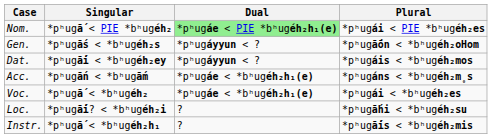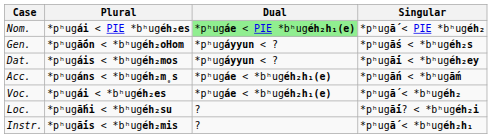columns swapped: (110, 12) <-> (413, 12)
